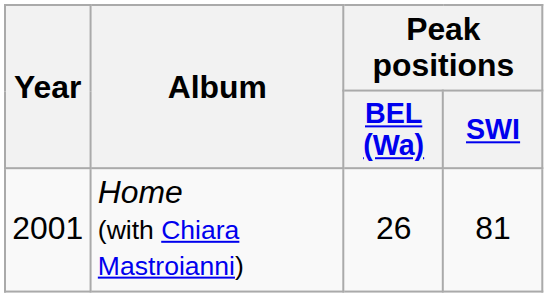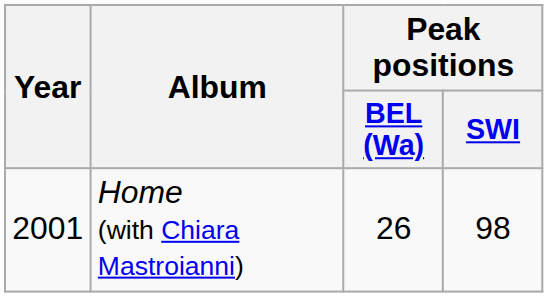(493, 228) 81 -> (493, 228) 98
